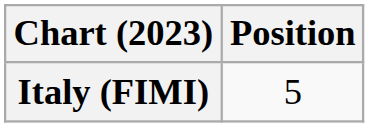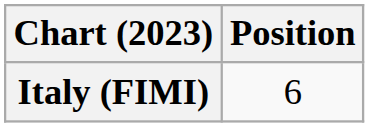(293, 91) 5 -> (293, 91) 6
